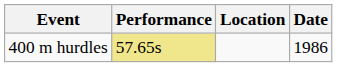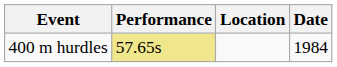(311, 47) 1986 -> (311, 47) 1984
